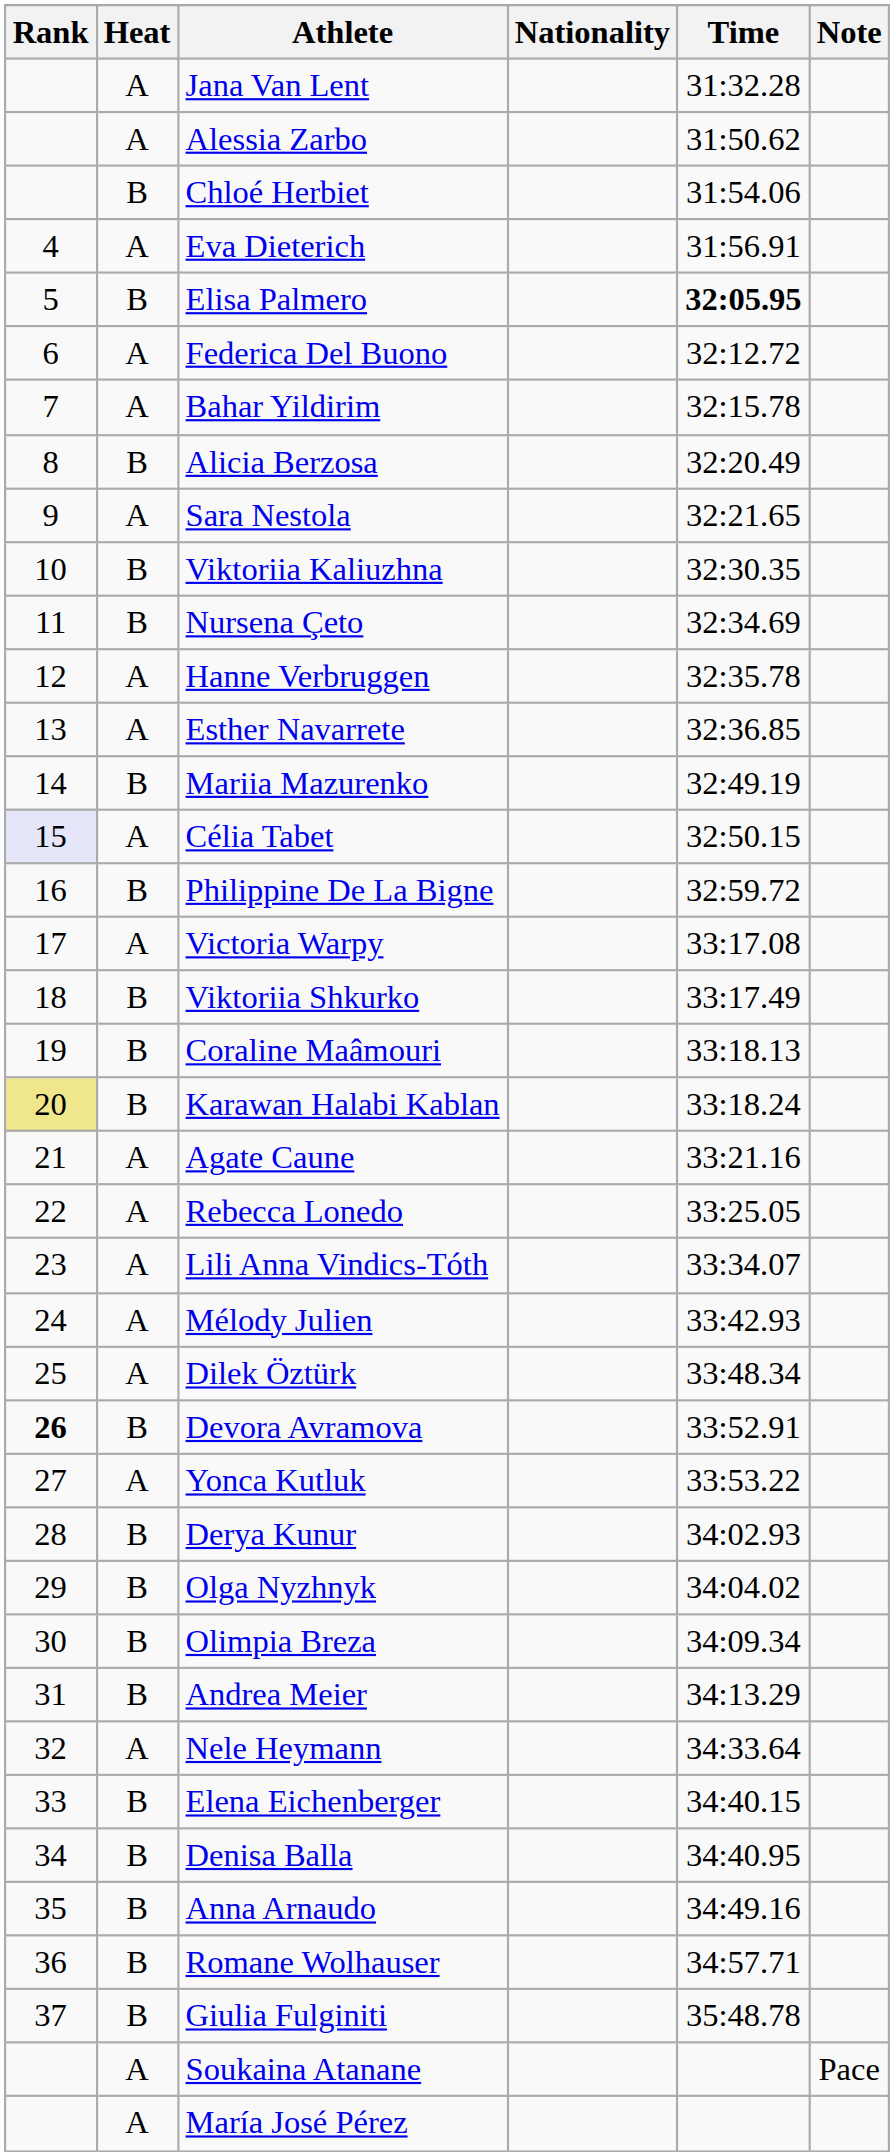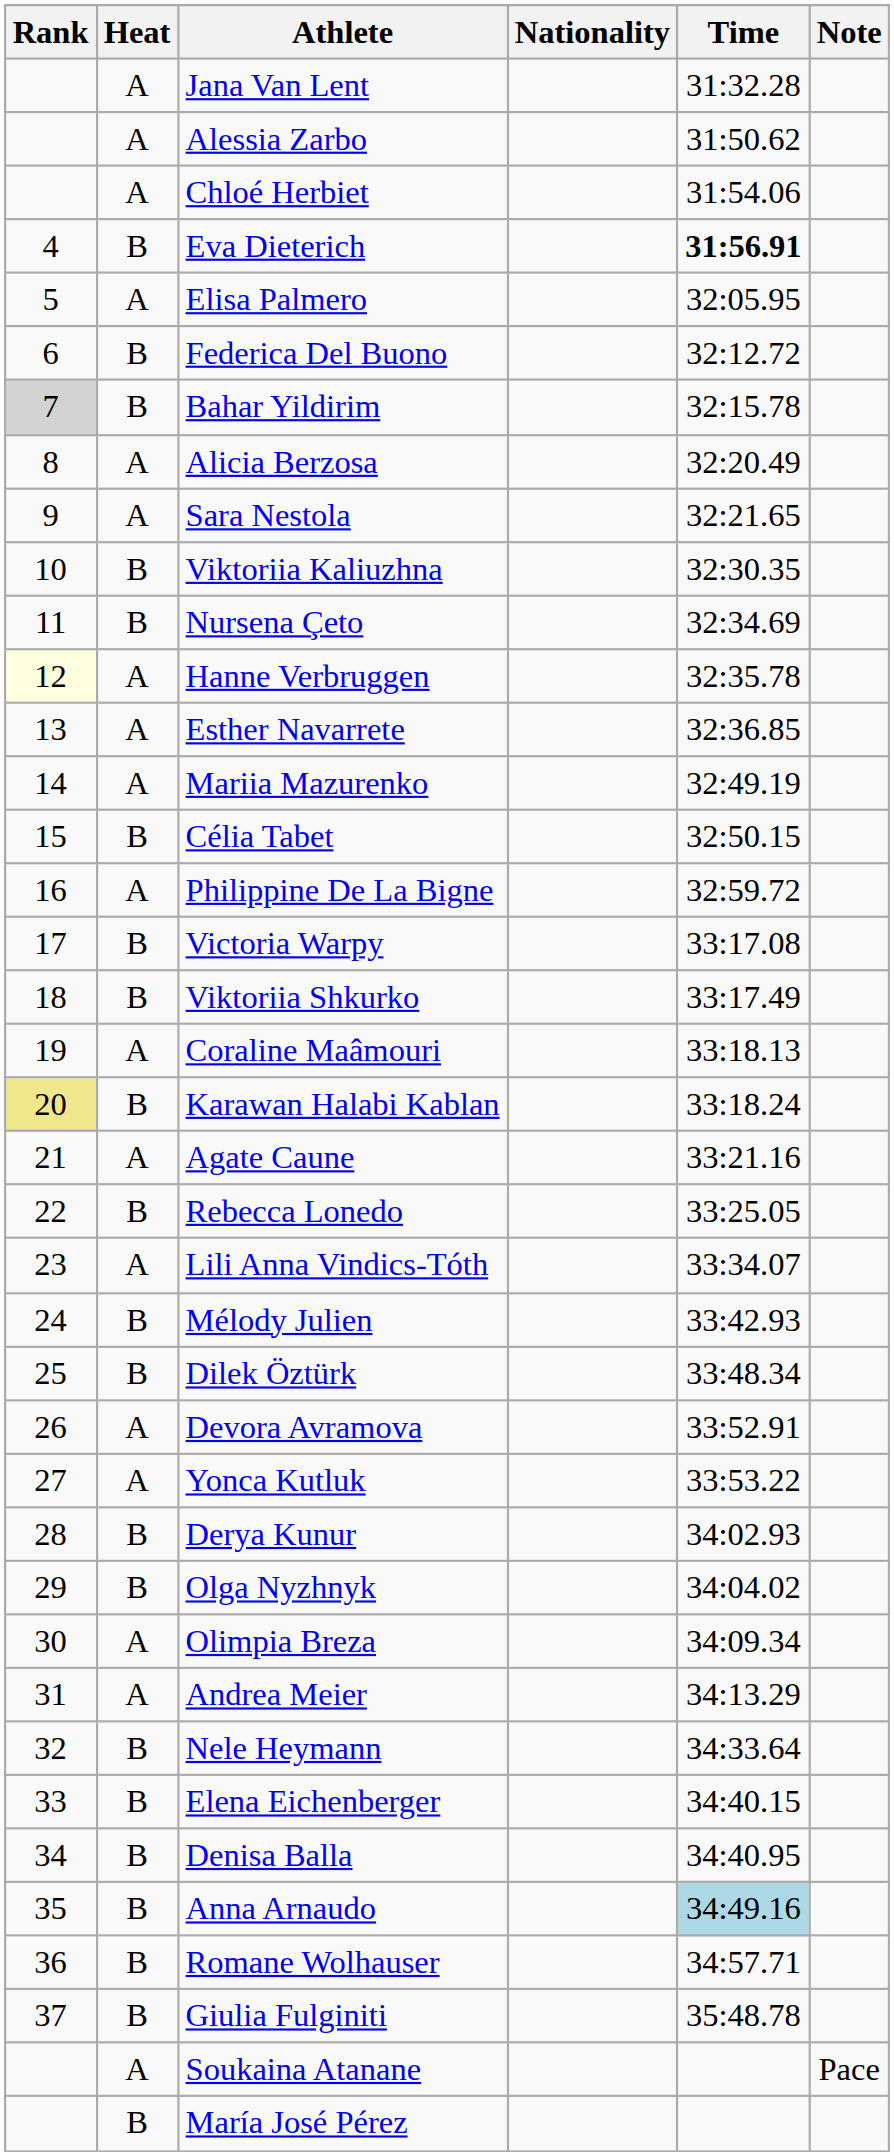(137, 192) B -> (137, 192) A
(137, 246) A -> (137, 246) B
(743, 246) normal -> (743, 246) bold
(137, 299) B -> (137, 299) A
(743, 299) bold -> (743, 299) normal
(137, 353) A -> (137, 353) B
(51, 406) no background -> (51, 406) lightgrey background
(137, 406) A -> (137, 406) B
(137, 460) B -> (137, 460) A
(51, 675) no background -> (51, 675) lightyellow background
(137, 782) B -> (137, 782) A
(51, 836) lavender background -> (51, 836) no background
(137, 836) A -> (137, 836) B
(137, 889) B -> (137, 889) A
(137, 943) A -> (137, 943) B
(137, 1050) B -> (137, 1050) A
(137, 1211) A -> (137, 1211) B
(137, 1318) A -> (137, 1318) B
(137, 1372) A -> (137, 1372) B
(51, 1425) bold -> (51, 1425) normal
(137, 1425) B -> (137, 1425) A
(137, 1640) B -> (137, 1640) A
(137, 1694) B -> (137, 1694) A
(137, 1747) A -> (137, 1747) B
(743, 1908) no background -> (743, 1908) lightblue background
(137, 2123) A -> (137, 2123) B
